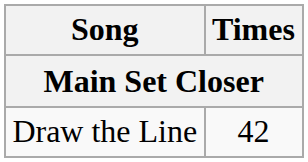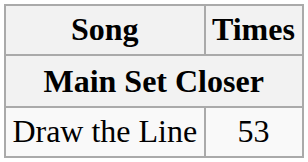(253, 131) 42 -> (253, 131) 53
